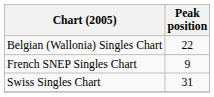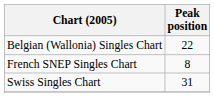(187, 63) 9 -> (187, 63) 8
